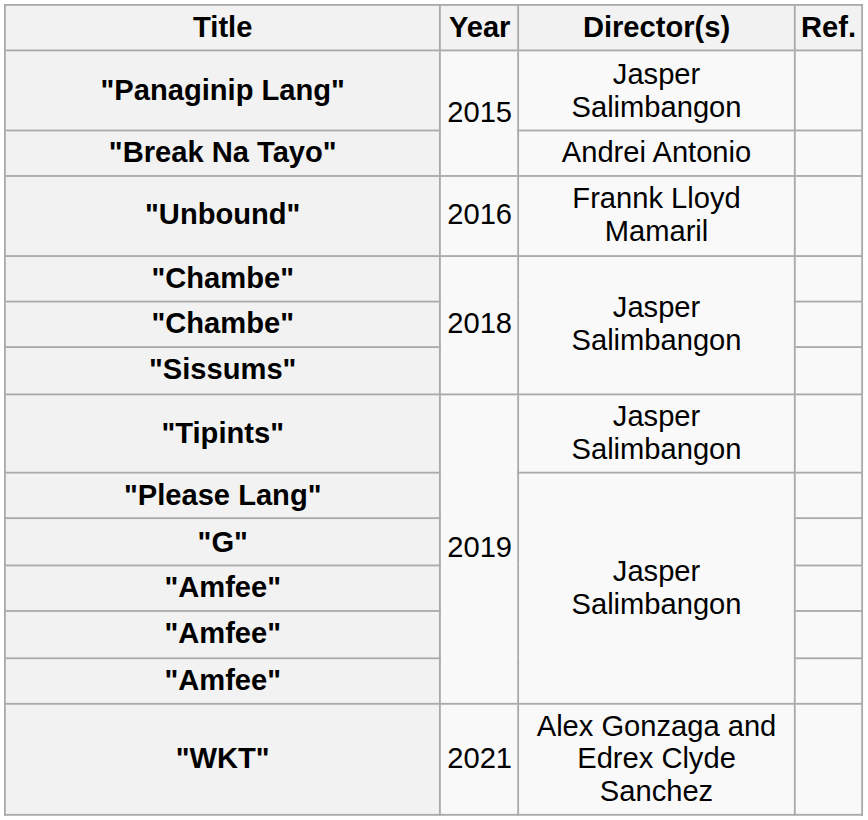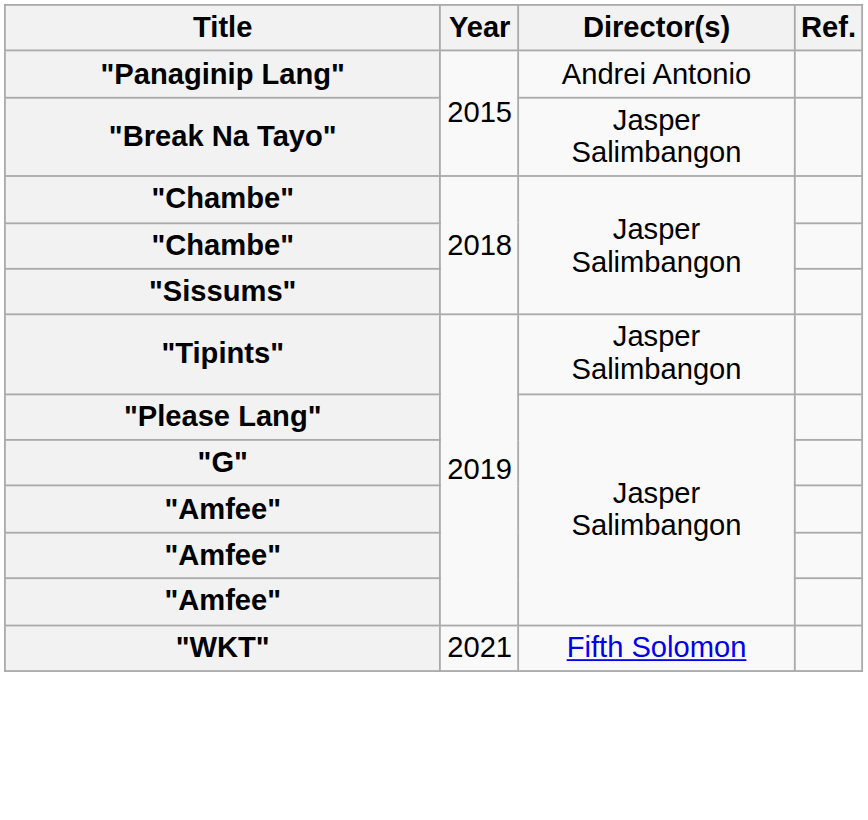(657, 90) Jasper Salimbangon -> (657, 73) Andrei Antonio
(657, 152) Andrei Antonio -> (657, 136) Jasper Salimbangon
- row: (223, 215)
(657, 759) Alex Gonzaga and Edrex Clyde Sanchez -> (657, 647) Fifth Solomon
